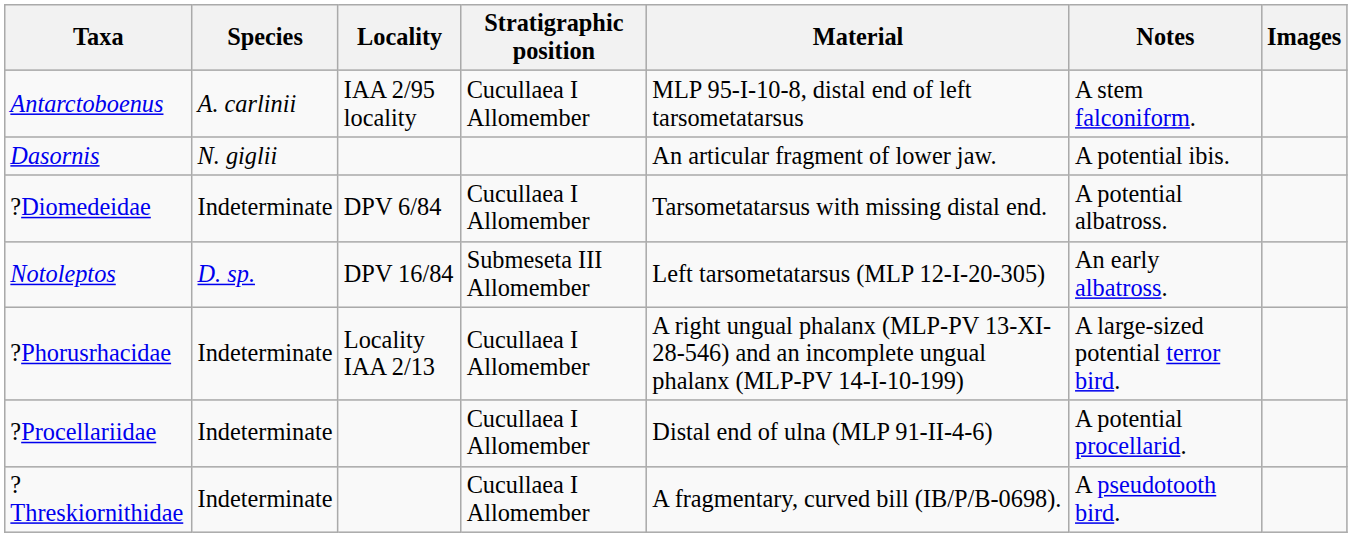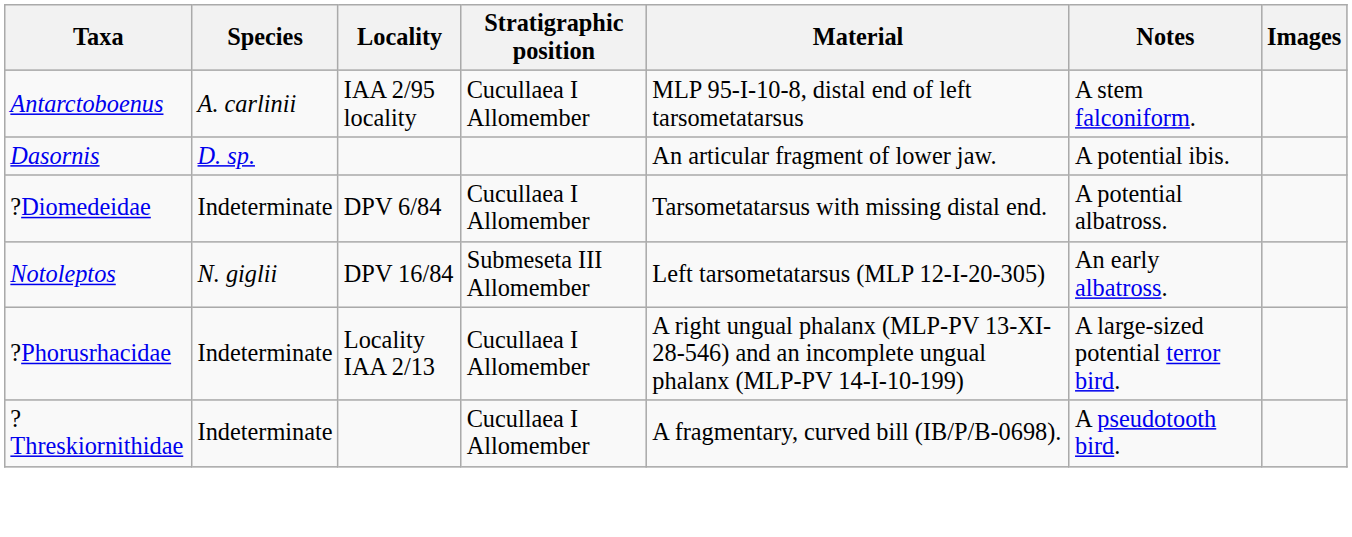(237, 155) N. giglii -> (226, 155) D. sp.
(226, 273) D. sp. -> (237, 273) N. giglii
- row: (83, 433)
